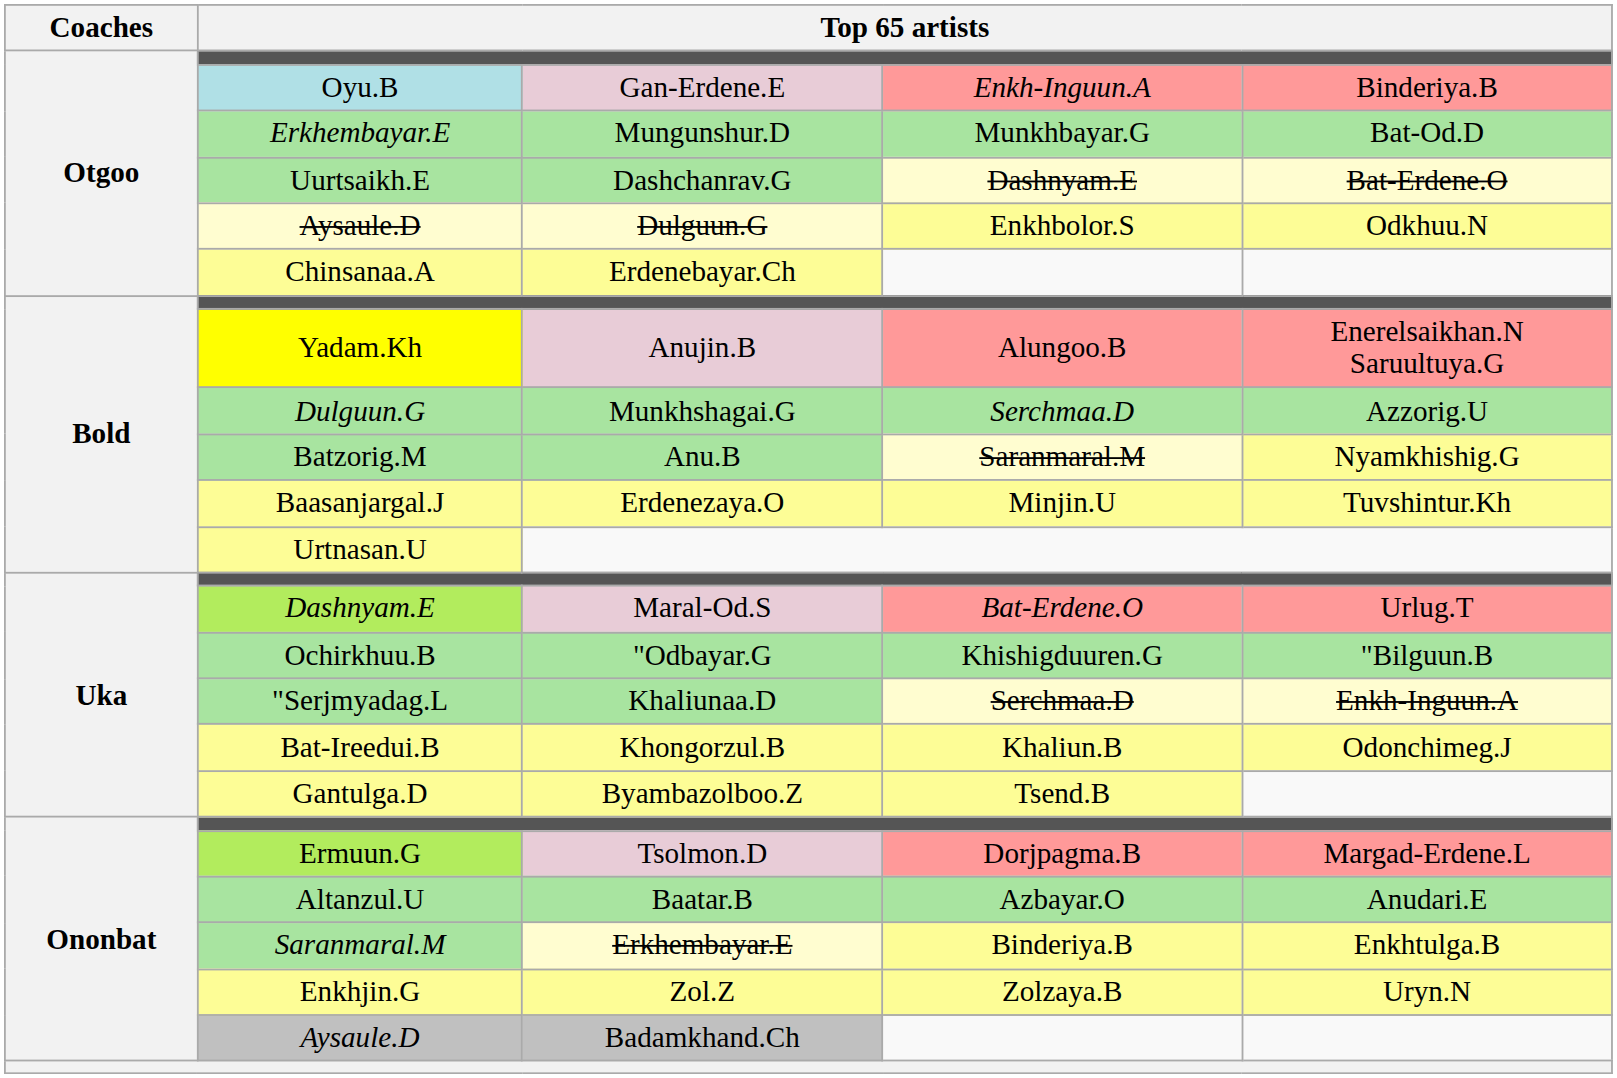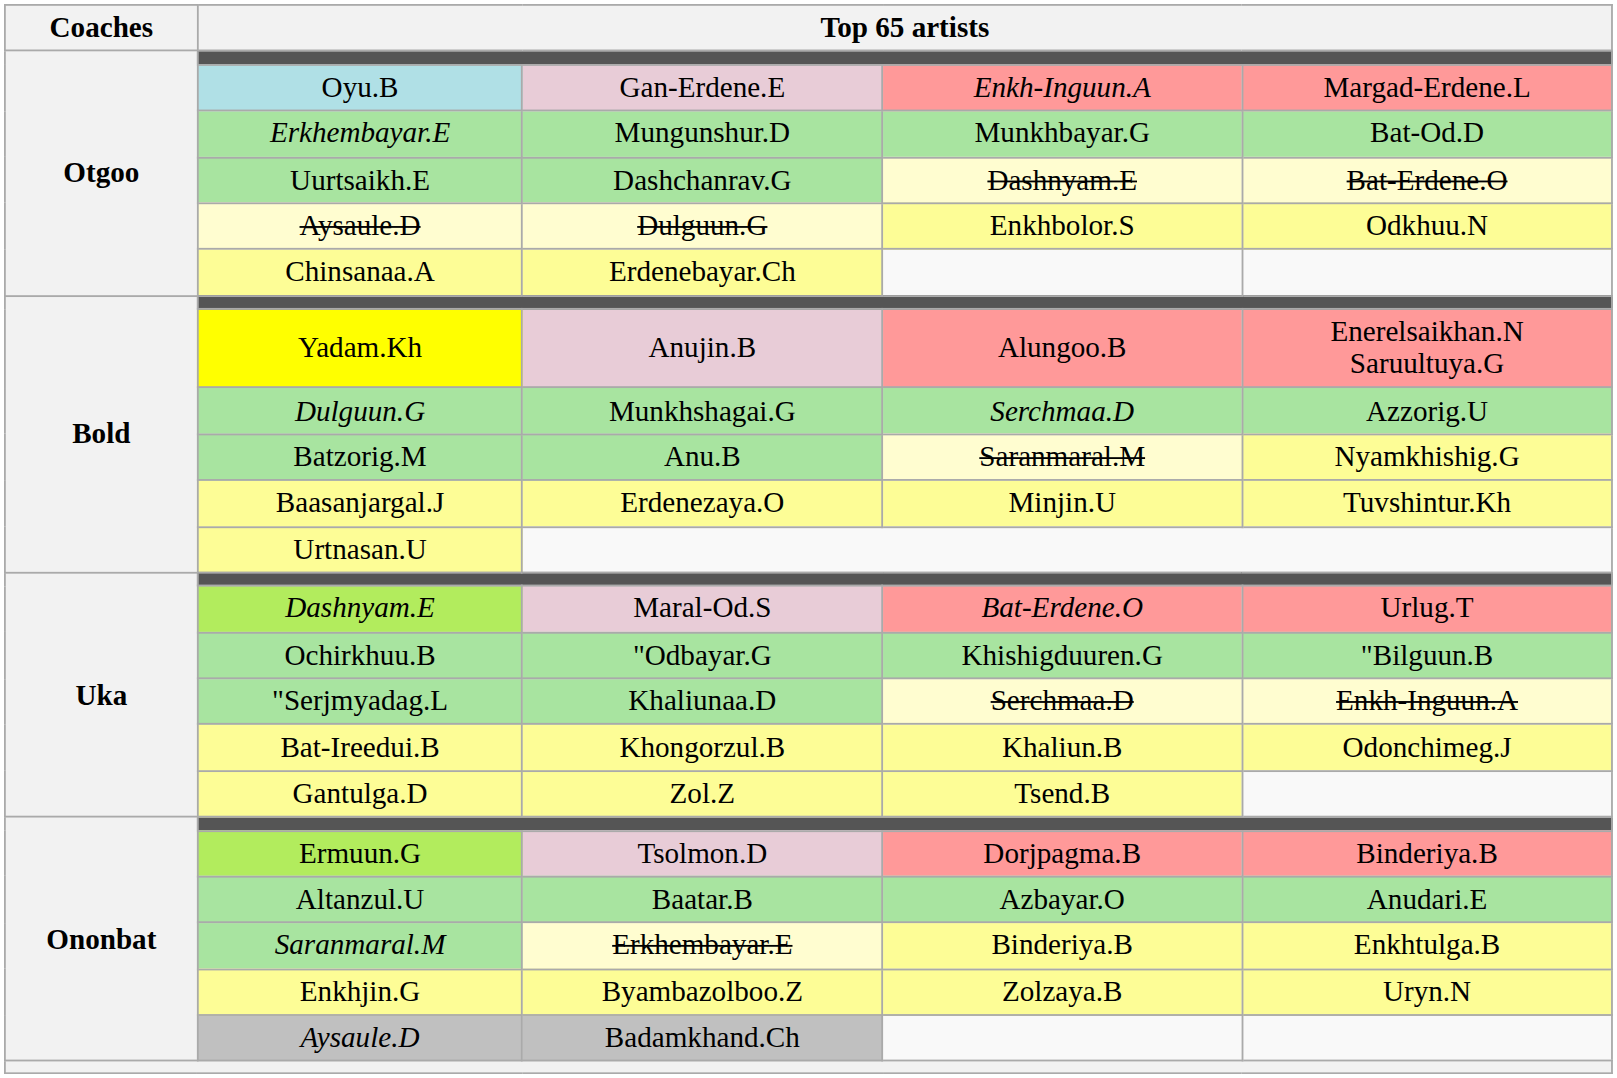(1427, 87) Binderiya.B -> (1427, 87) Margad-Erdene.L
(702, 793) Byambazolboo.Z -> (702, 793) Zol.Z
(1427, 852) Margad-Erdene.L -> (1427, 852) Binderiya.B
(702, 991) Zol.Z -> (702, 991) Byambazolboo.Z
